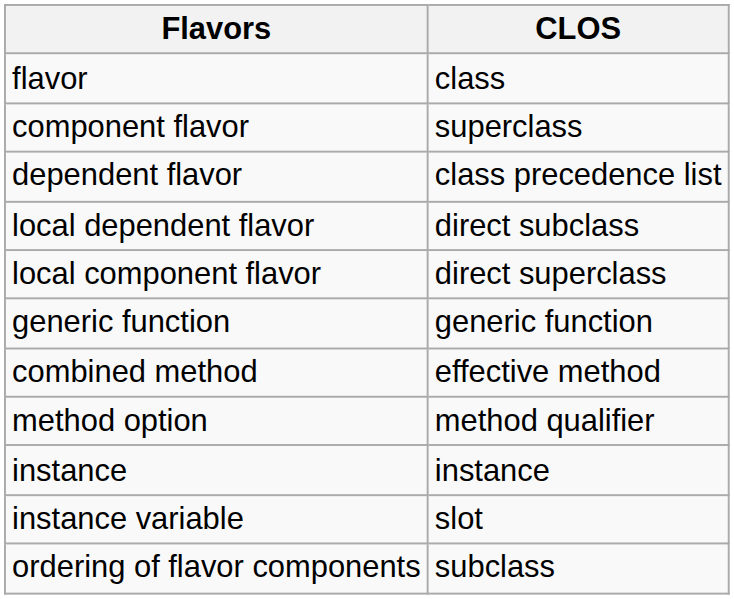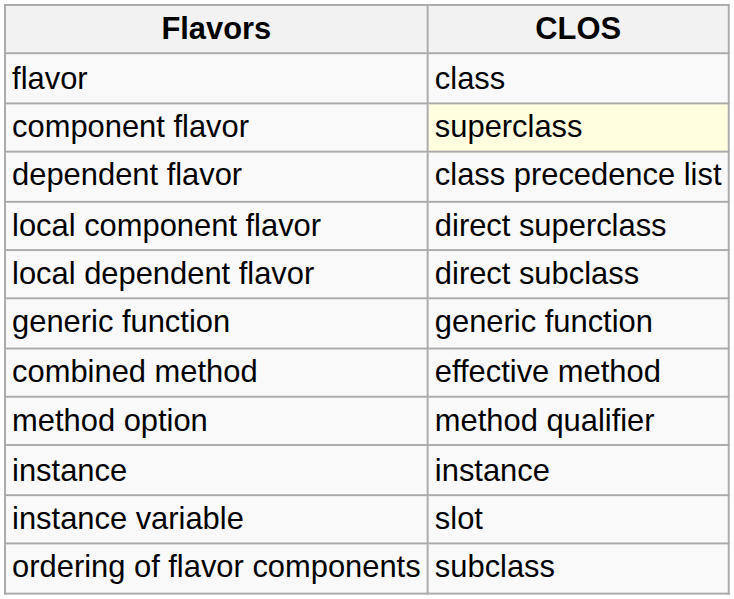(509, 126) no background -> (509, 126) lightyellow background
rows swapped: (167, 273) <-> (163, 224)
